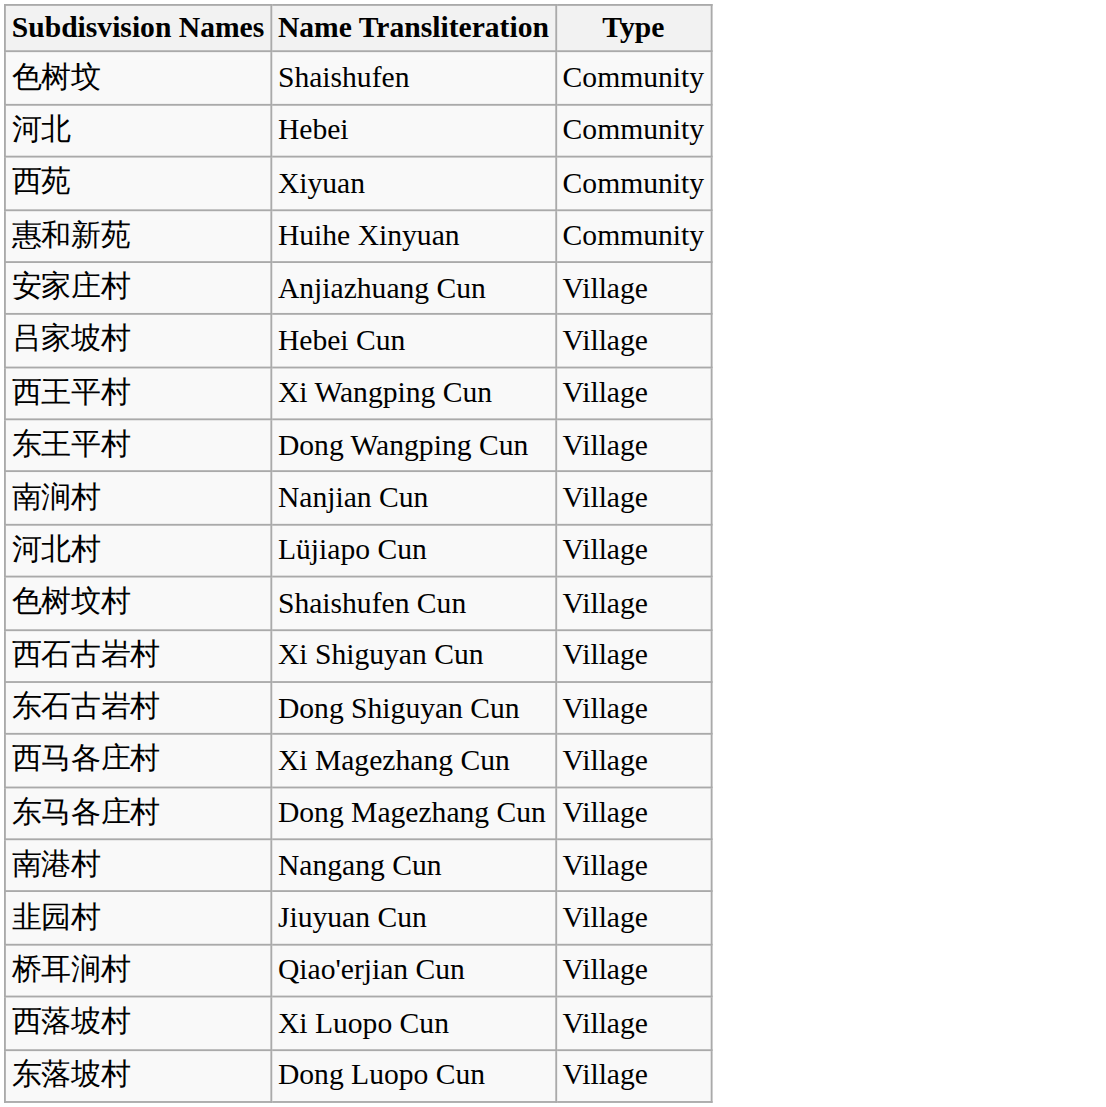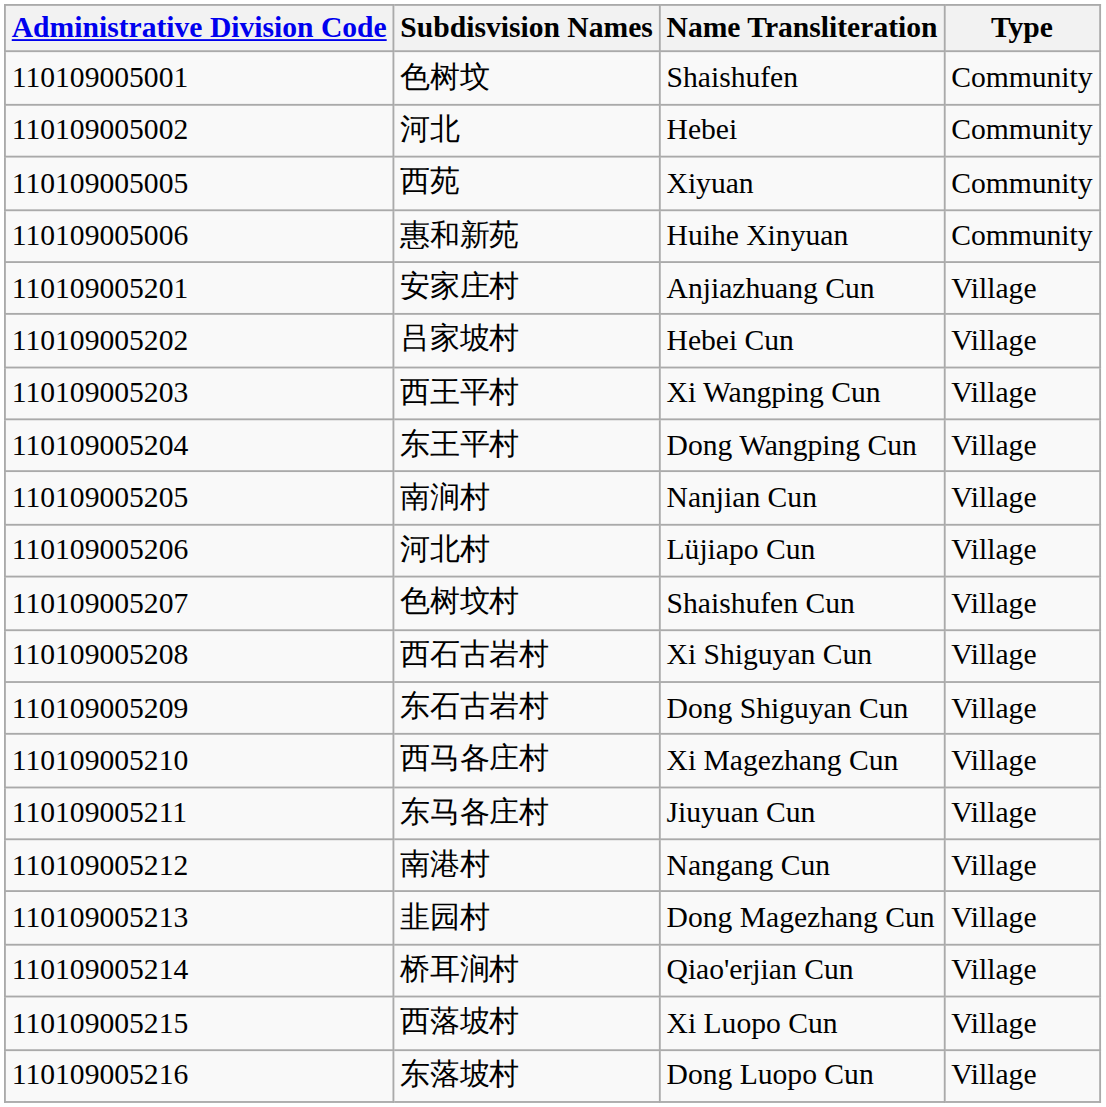+ column: (199, 27)
(412, 812) Dong Magezhang Cun -> (741, 812) Jiuyuan Cun
(352, 917) Jiuyuan Cun -> (800, 917) Dong Magezhang Cun
